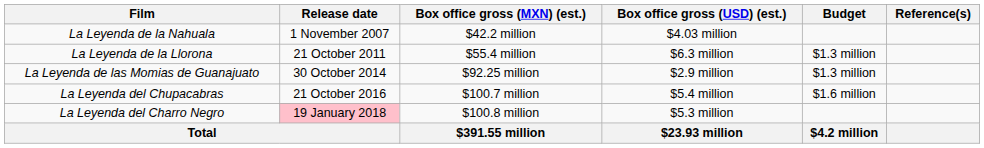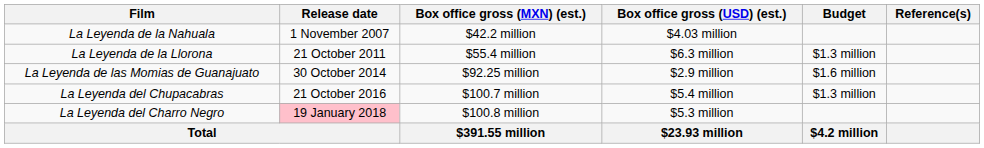(844, 73) $1.3 million -> (844, 73) $1.6 million
(844, 93) $1.6 million -> (844, 93) $1.3 million
